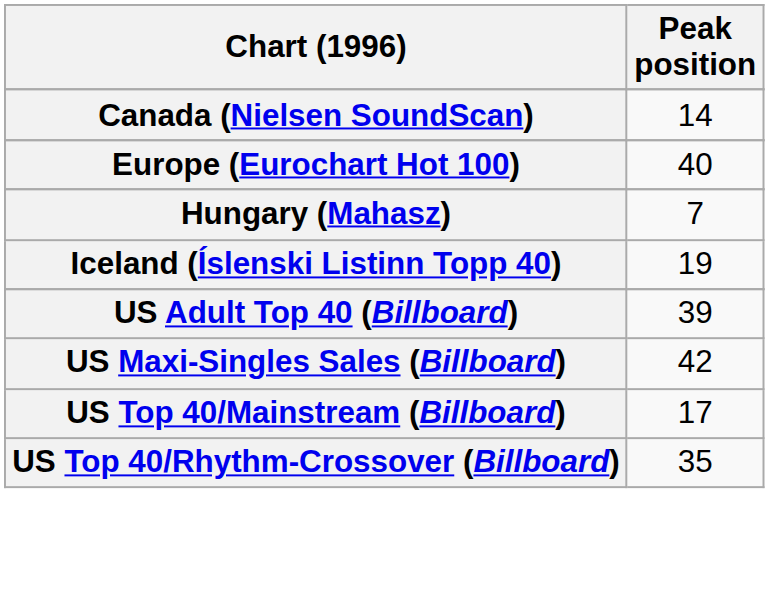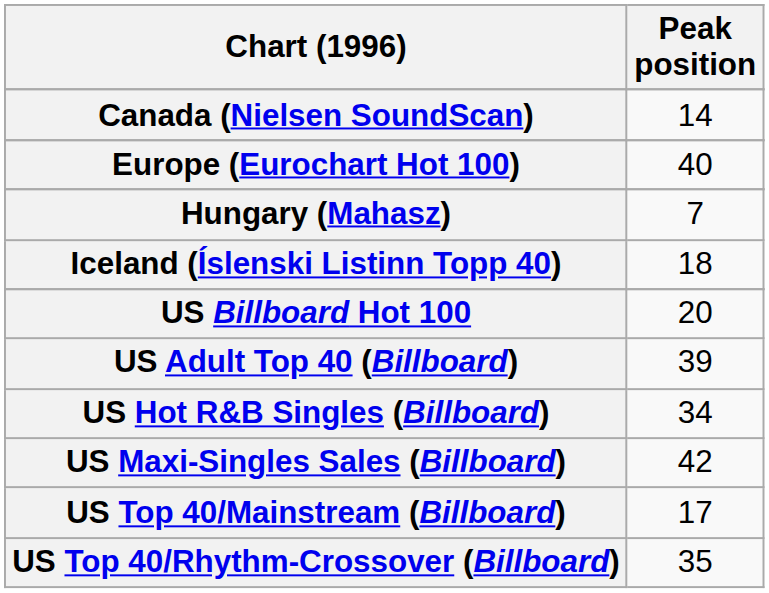(695, 263) 19 -> (695, 263) 18
+ row: (316, 313)
+ row: (316, 412)
